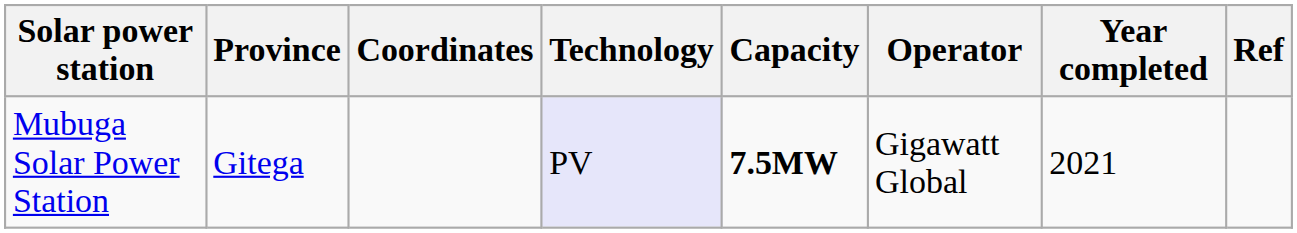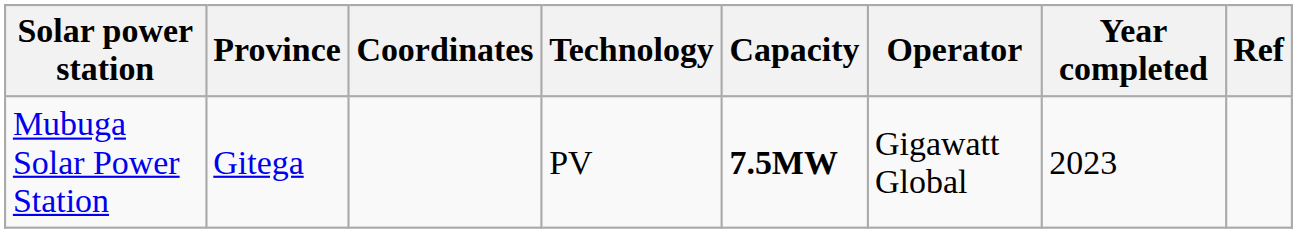(571, 161) lavender background -> (571, 161) no background
(1083, 161) 2021 -> (1083, 161) 2023
